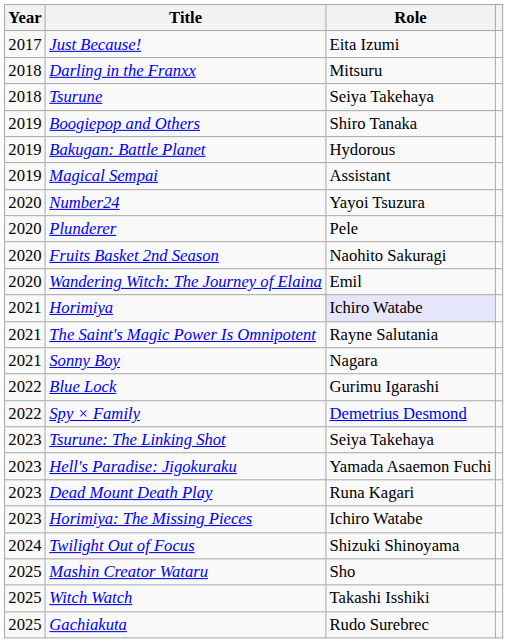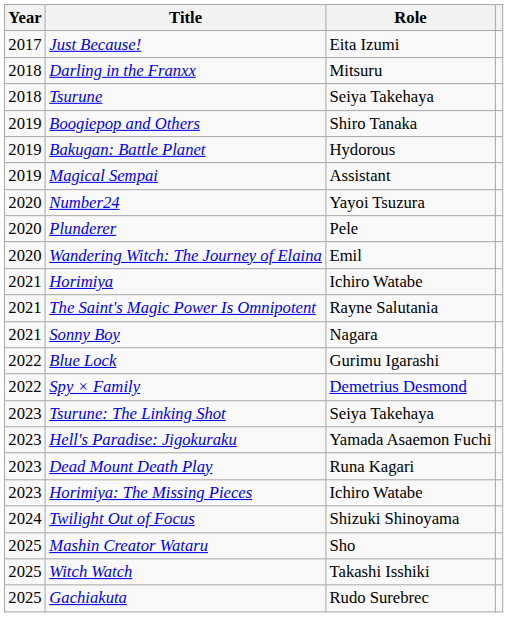- row: (134, 255)
(376, 307) lavender background -> (376, 281) no background
